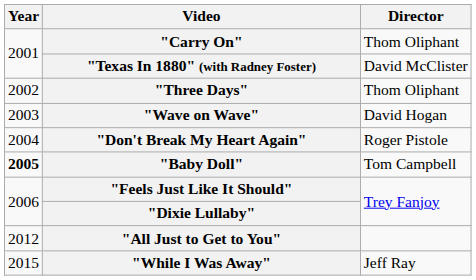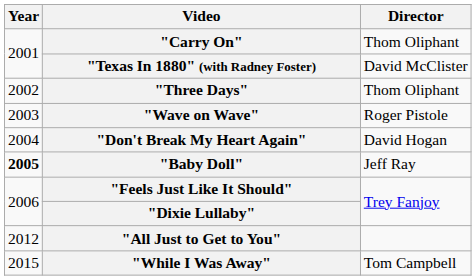(405, 115) David Hogan -> (406, 115) Roger Pistole
(406, 139) Roger Pistole -> (405, 139) David Hogan
(410, 164) Tom Campbell -> (390, 164) Jeff Ray
(390, 262) Jeff Ray -> (410, 262) Tom Campbell
